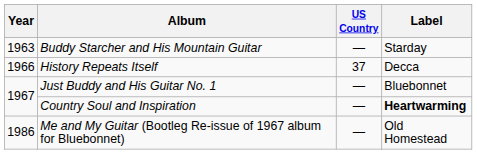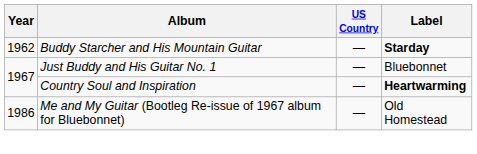(21, 47) 1963 -> (21, 47) 1962
(405, 47) normal -> (407, 47) bold
- row: (99, 67)
